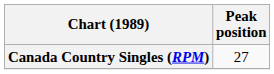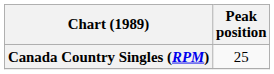(241, 56) 27 -> (241, 56) 25
